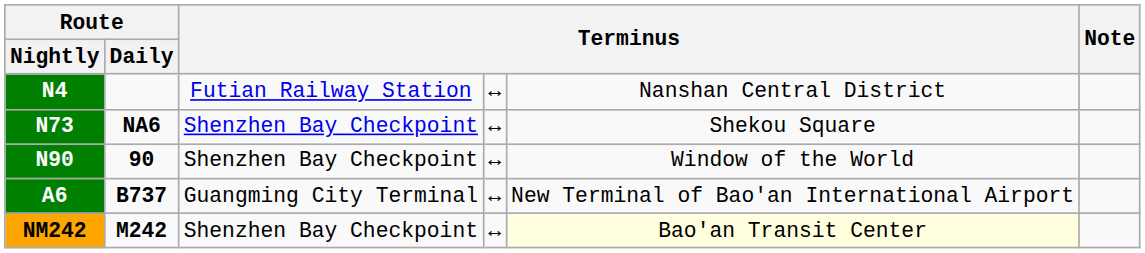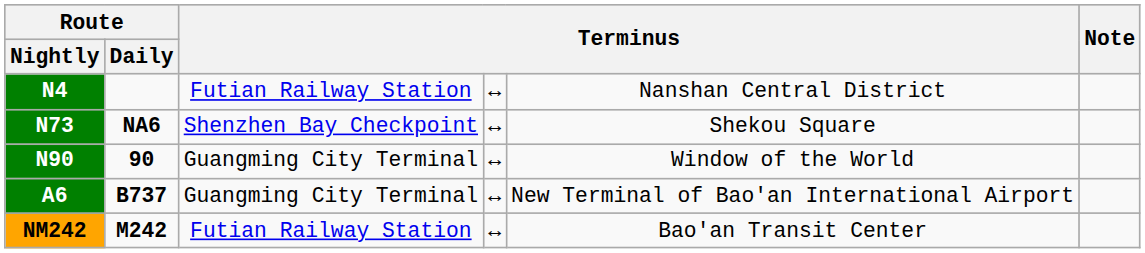(331, 161) Shenzhen Bay Checkpoint -> (331, 161) Guangming City Terminal
(331, 231) Shenzhen Bay Checkpoint -> (331, 231) Futian Railway Station
(793, 231) lightyellow background -> (793, 231) no background
